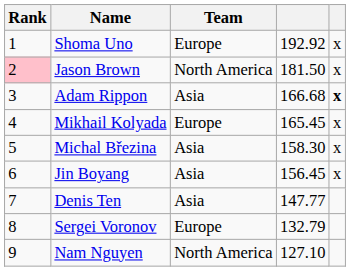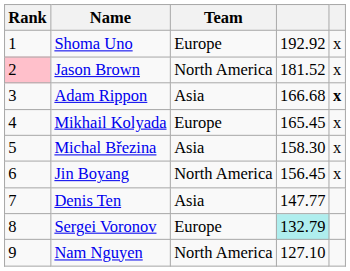(303, 69) 181.50 -> (303, 69) 181.52
(189, 174) Asia -> (223, 174) North America
(303, 226) no background -> (303, 226) paleturquoise background
